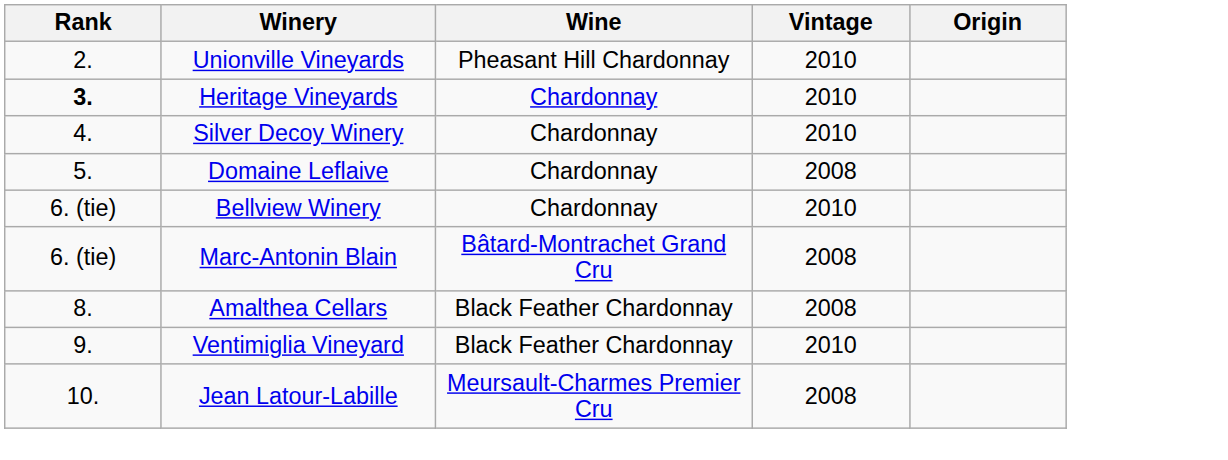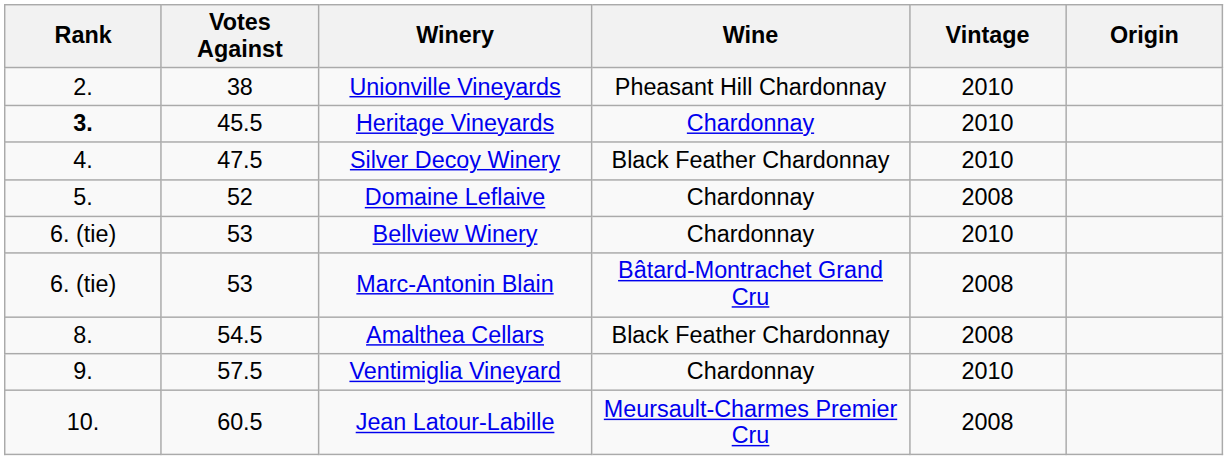+ column: (240, 36)
(594, 134) Chardonnay -> (751, 160) Black Feather Chardonnay
(594, 345) Black Feather Chardonnay -> (751, 371) Chardonnay
